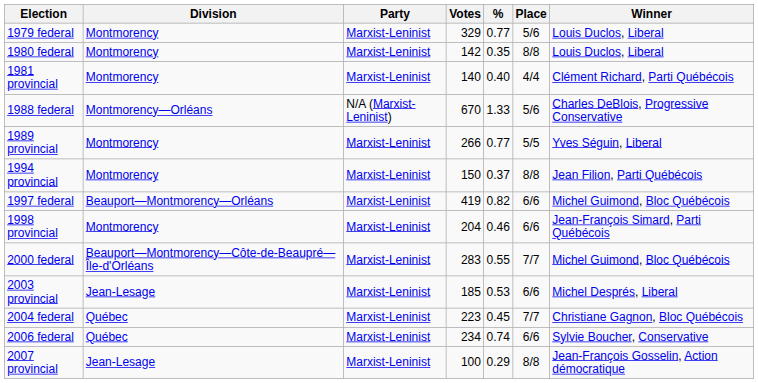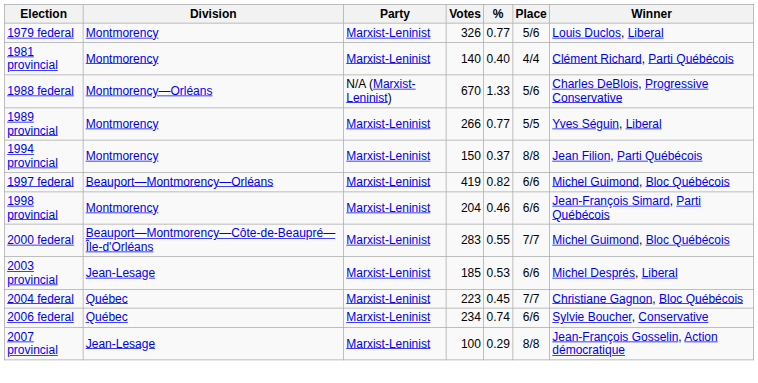(471, 33) 329 -> (471, 33) 326
- row: (41, 52)
